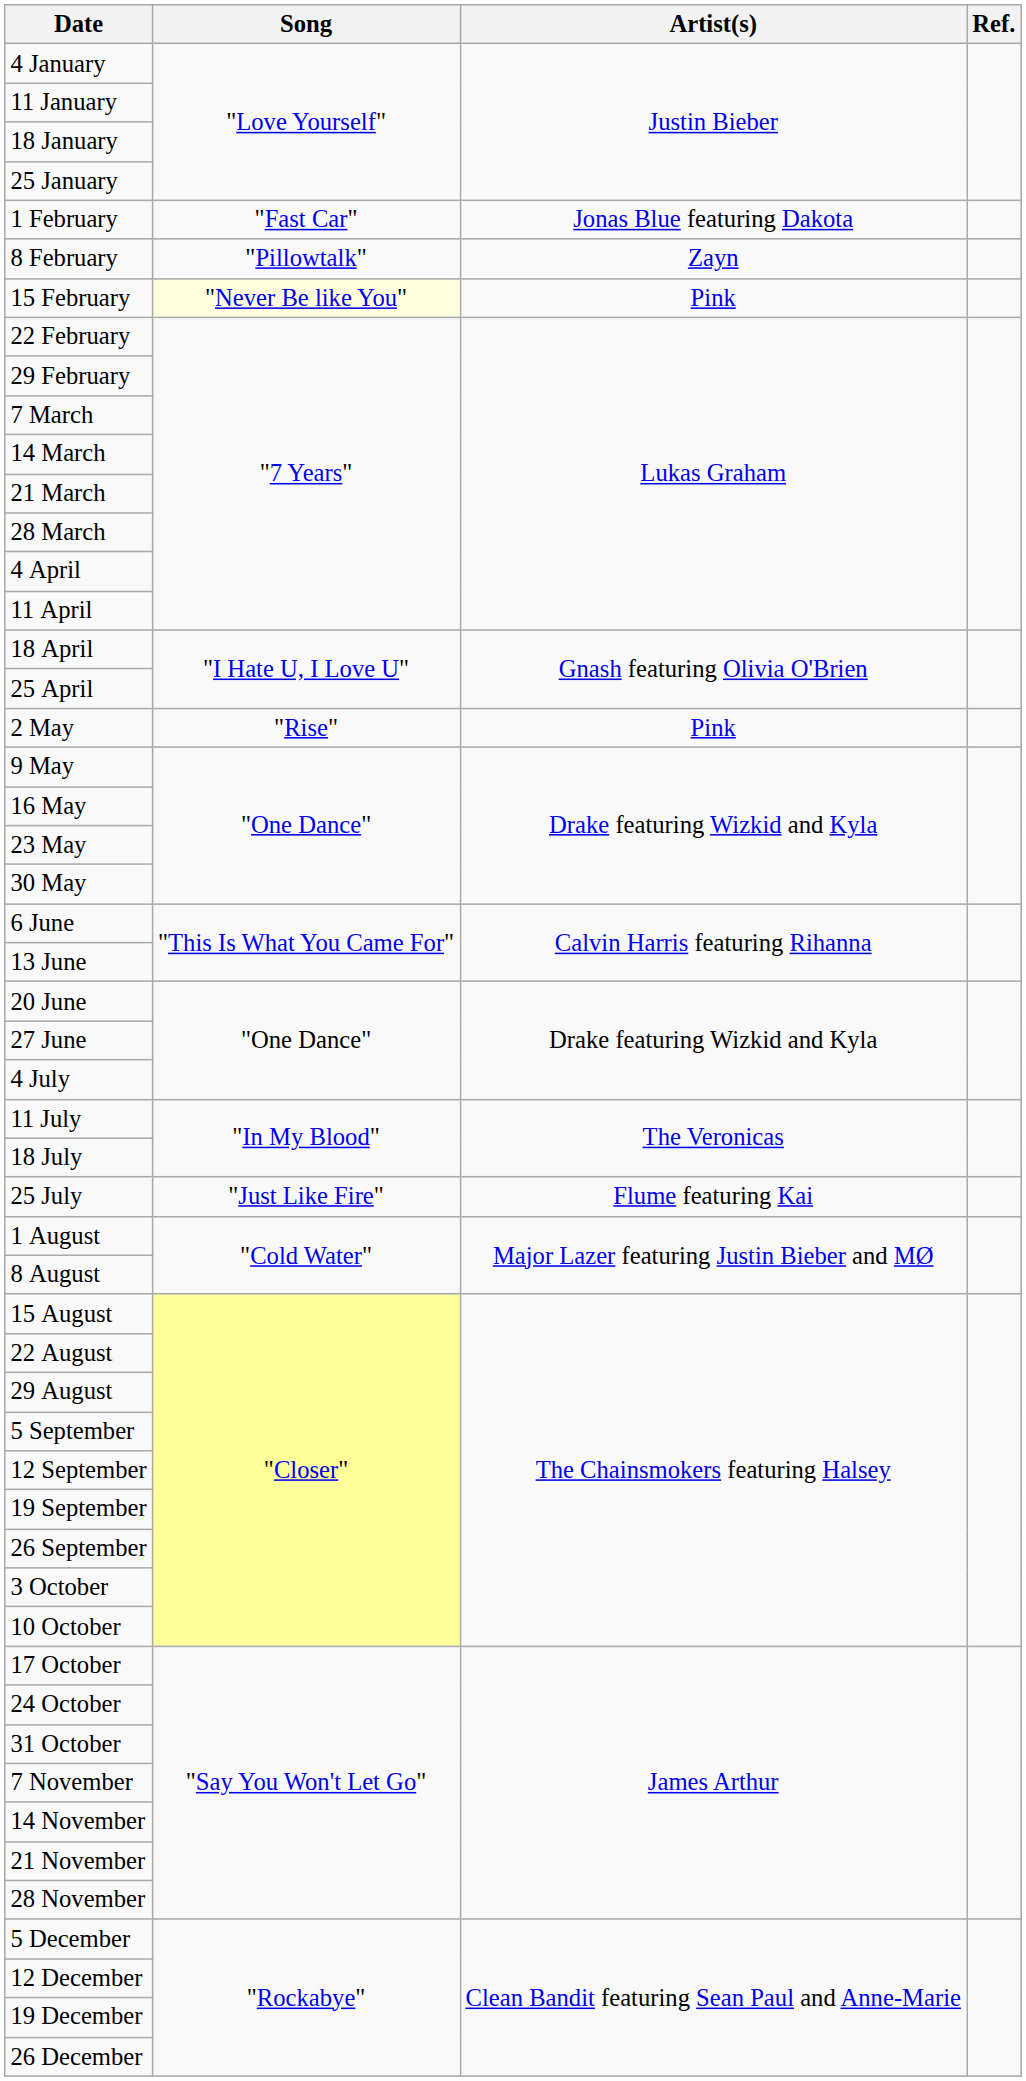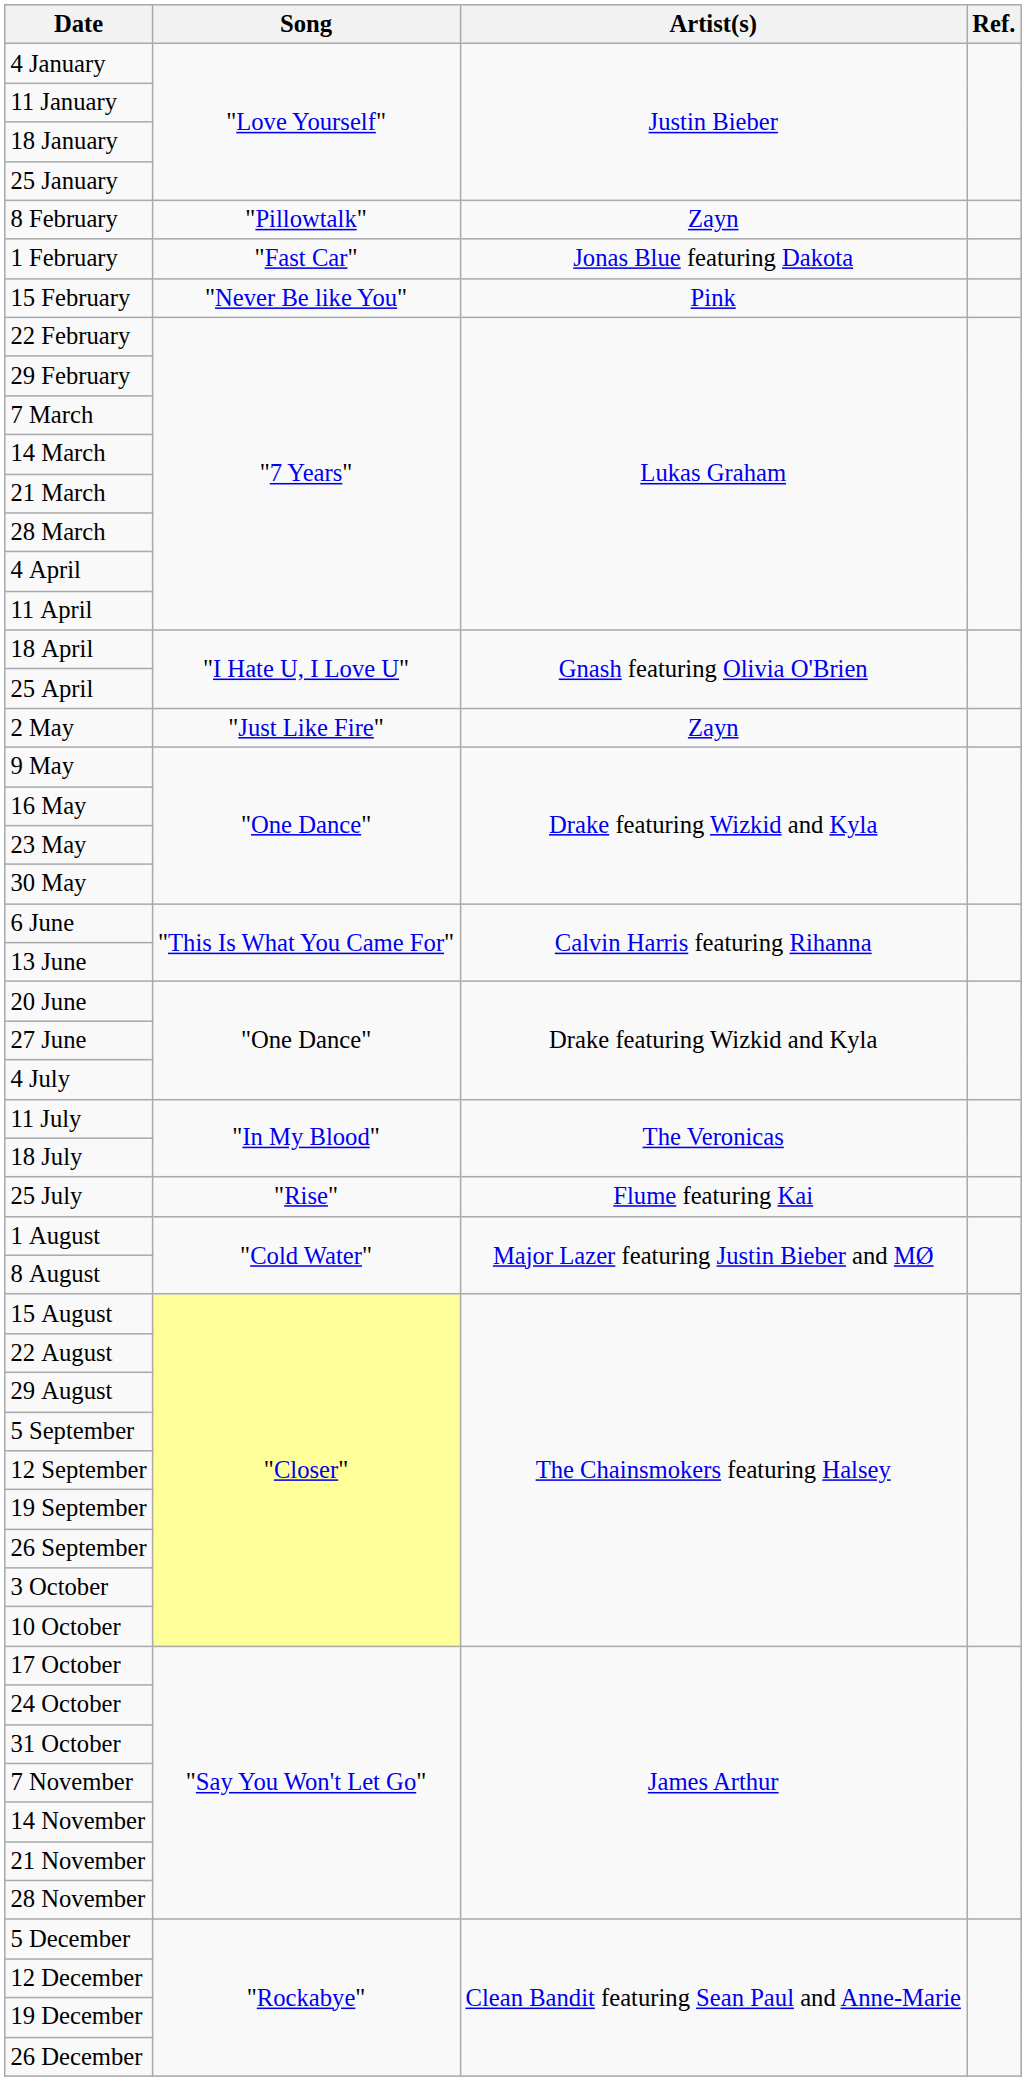rows swapped: (64, 219) <-> (64, 258)
(306, 297) lightyellow background -> (306, 297) no background
(306, 727) "Rise" -> (306, 727) "Just Like Fire"
(713, 727) Pink -> (713, 727) Zayn
(306, 1196) "Just Like Fire" -> (306, 1196) "Rise"
